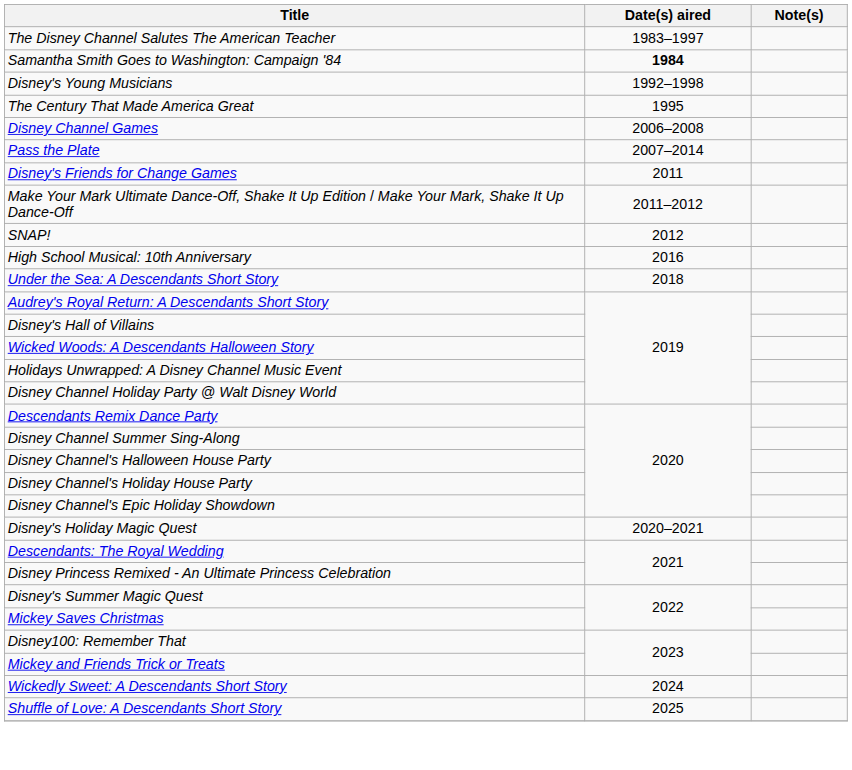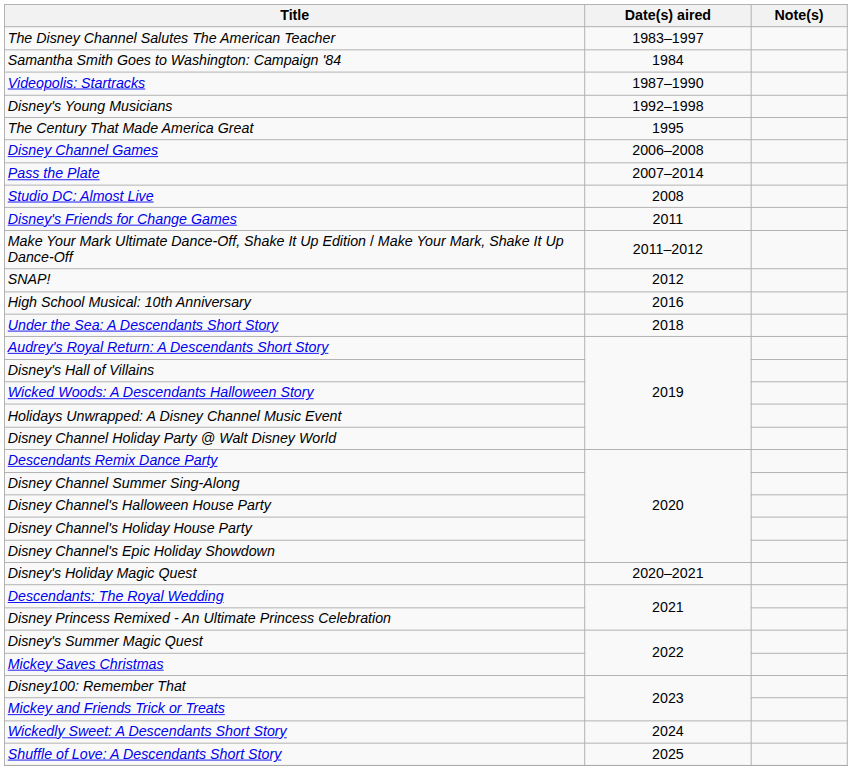(668, 60) bold -> (668, 60) normal
+ row: (76, 83)
+ row: (81, 196)
